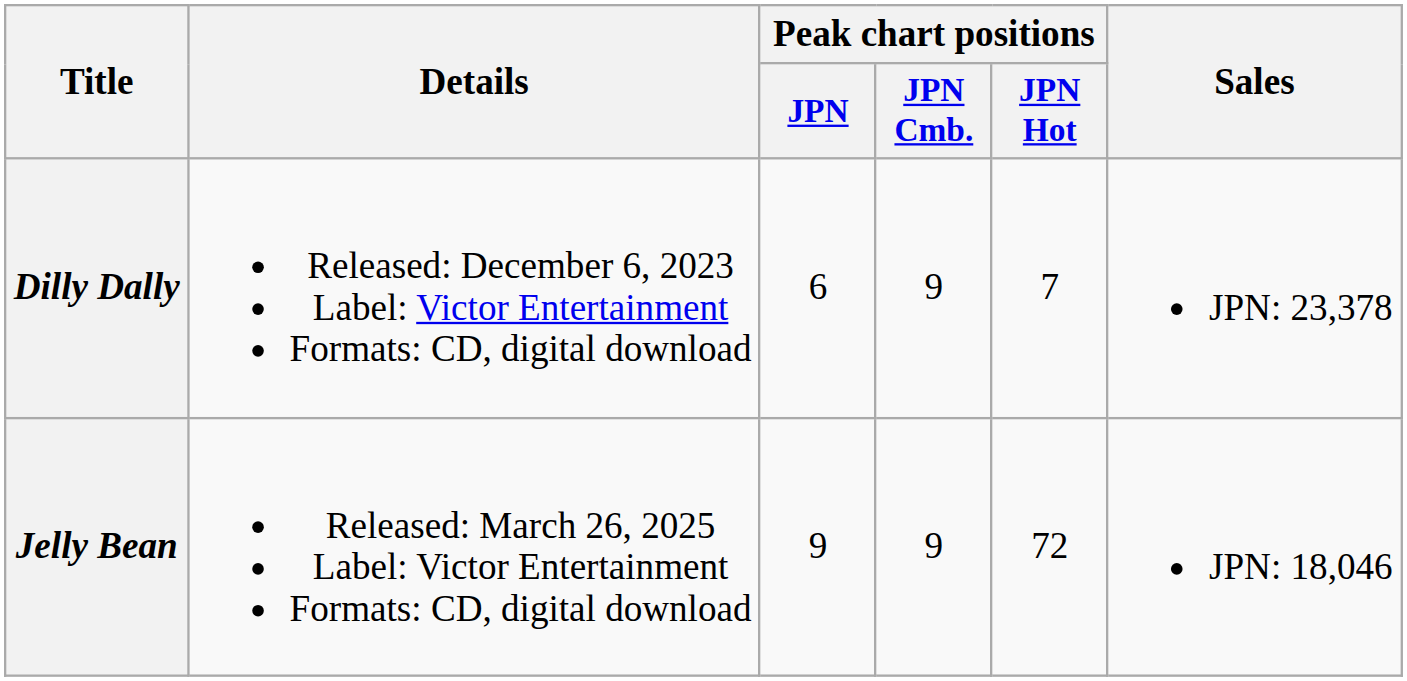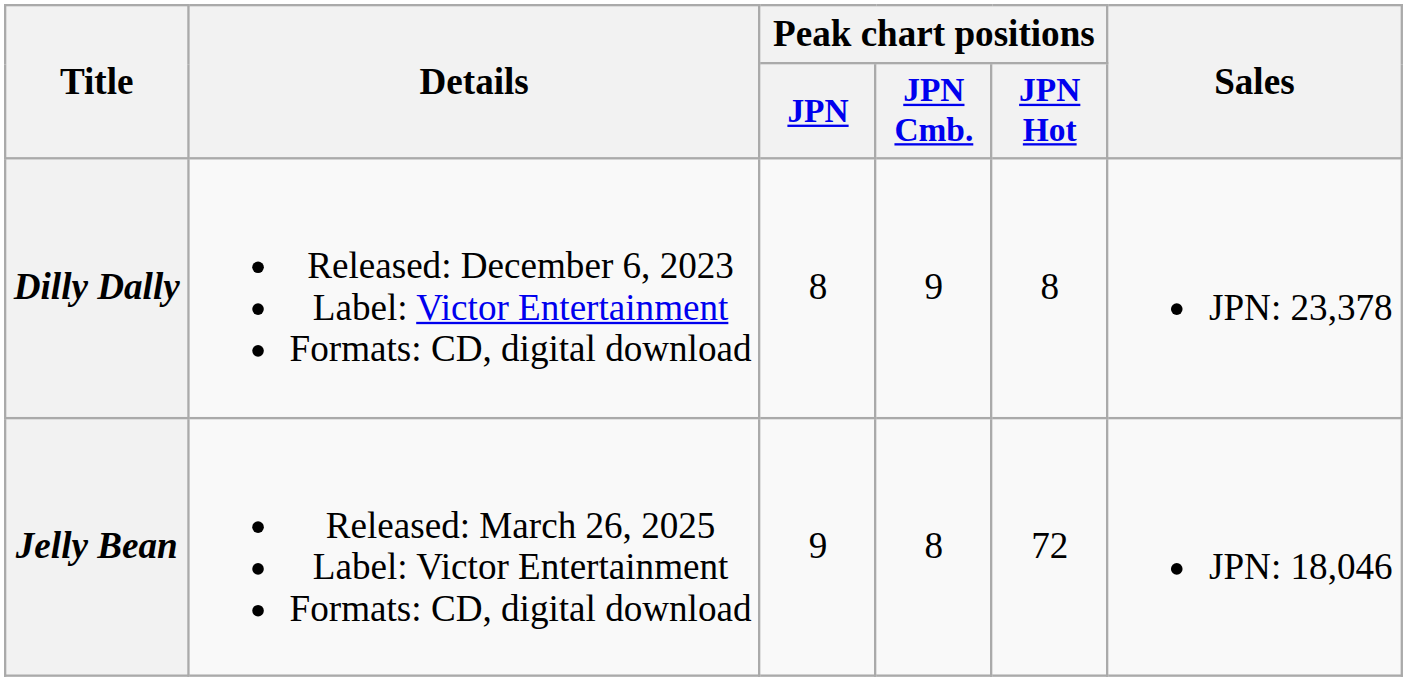(818, 287) 6 -> (818, 287) 8
(1050, 287) 7 -> (1050, 287) 8
(934, 545) 9 -> (934, 545) 8
